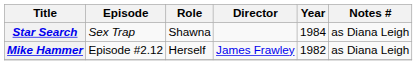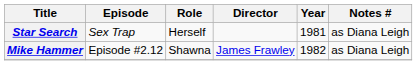(190, 32) Shawna -> (187, 32) Herself
(313, 32) 1984 -> (313, 32) 1981
(187, 50) Herself -> (190, 50) Shawna
